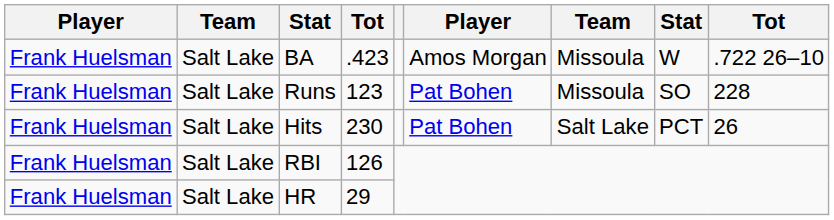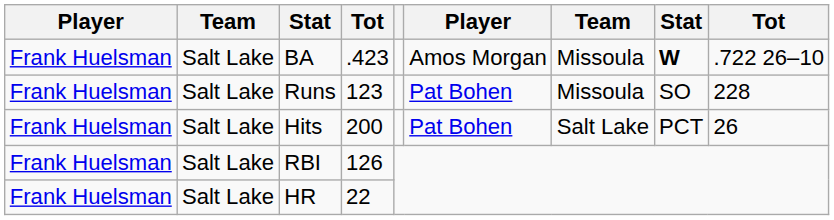(670, 57) normal -> (670, 57) bold
(364, 127) 230 -> (364, 127) 200
(358, 197) 29 -> (358, 197) 22
